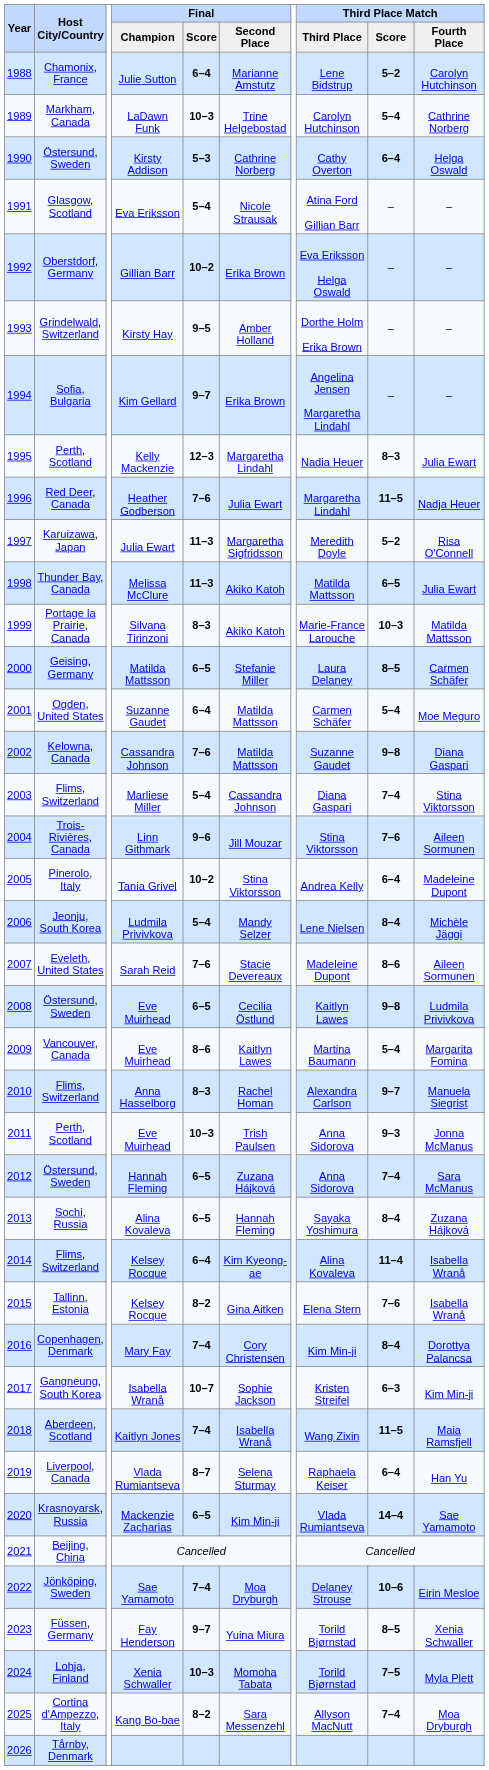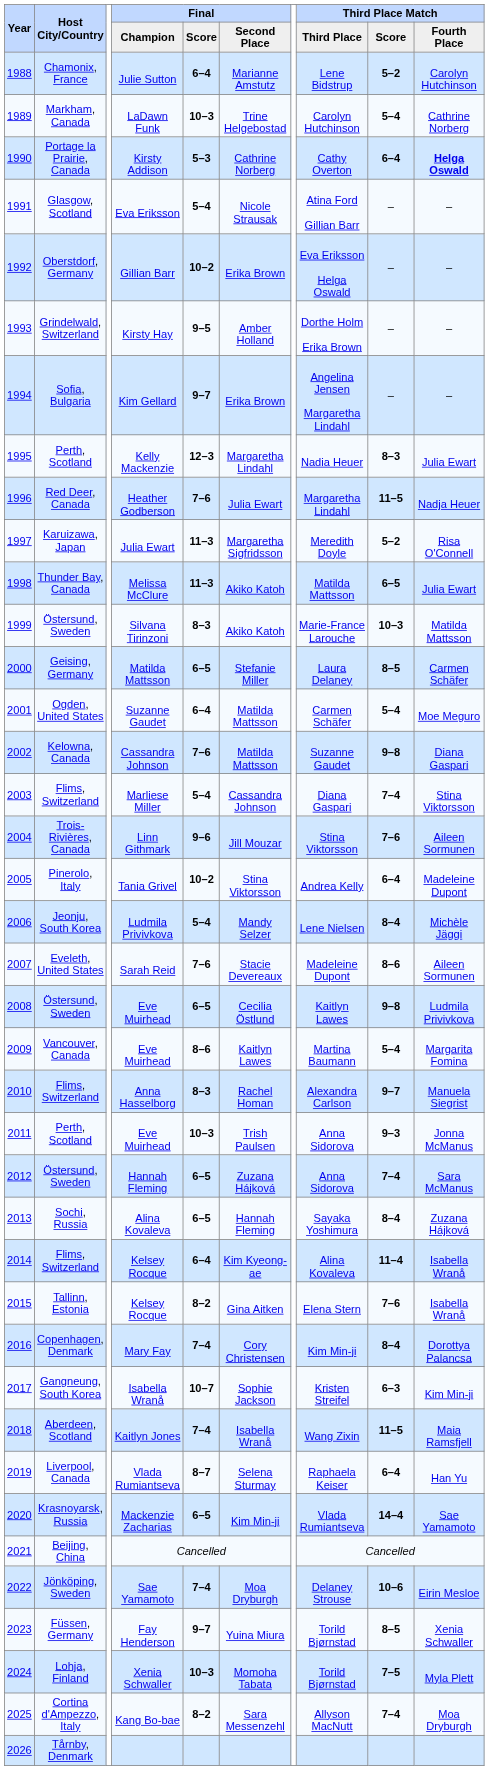(70, 158) Östersund, Sweden -> (70, 158) Portage la Prairie, Canada
(449, 164) normal -> (449, 164) bold
(70, 625) Portage la Prairie, Canada -> (70, 625) Östersund, Sweden
